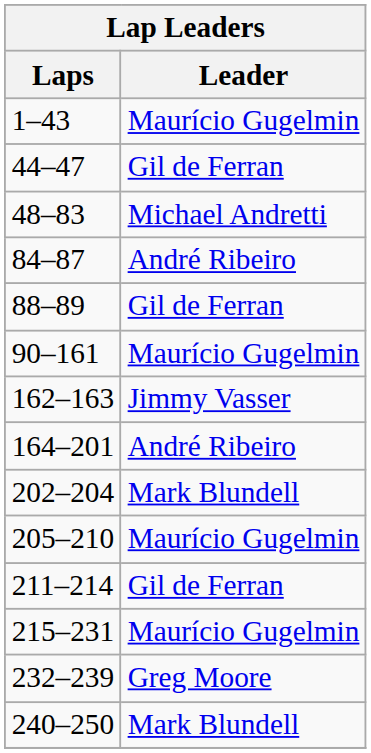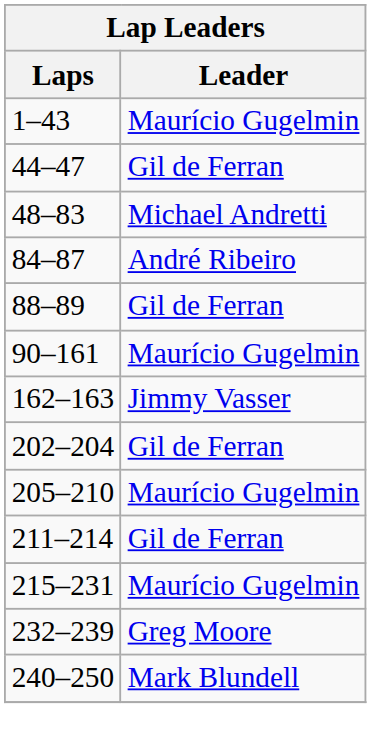- row: (63, 445)
(213, 492) Mark Blundell -> (206, 445) Gil de Ferran
